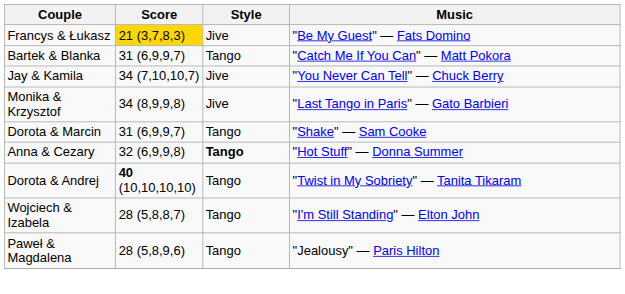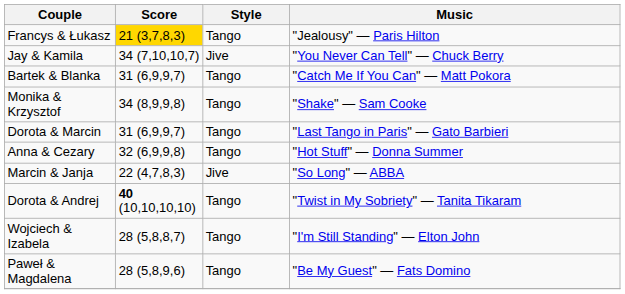(217, 35) Jive -> (223, 35) Tango
(381, 35) "Be My Guest" — Fats Domino -> (366, 35) "Jealousy" — Paris Hilton
rows swapped: (54, 55) <-> (45, 76)
(217, 104) Jive -> (223, 104) Tango
(400, 104) "Last Tango in Paris" — Gato Barbieri -> (360, 104) "Shake" — Sam Cooke
(360, 132) "Shake" — Sam Cooke -> (400, 132) "Last Tango in Paris" — Gato Barbieri
(225, 152) bold -> (223, 152) normal
+ row: (50, 173)
(366, 250) "Jealousy" — Paris Hilton -> (381, 271) "Be My Guest" — Fats Domino
